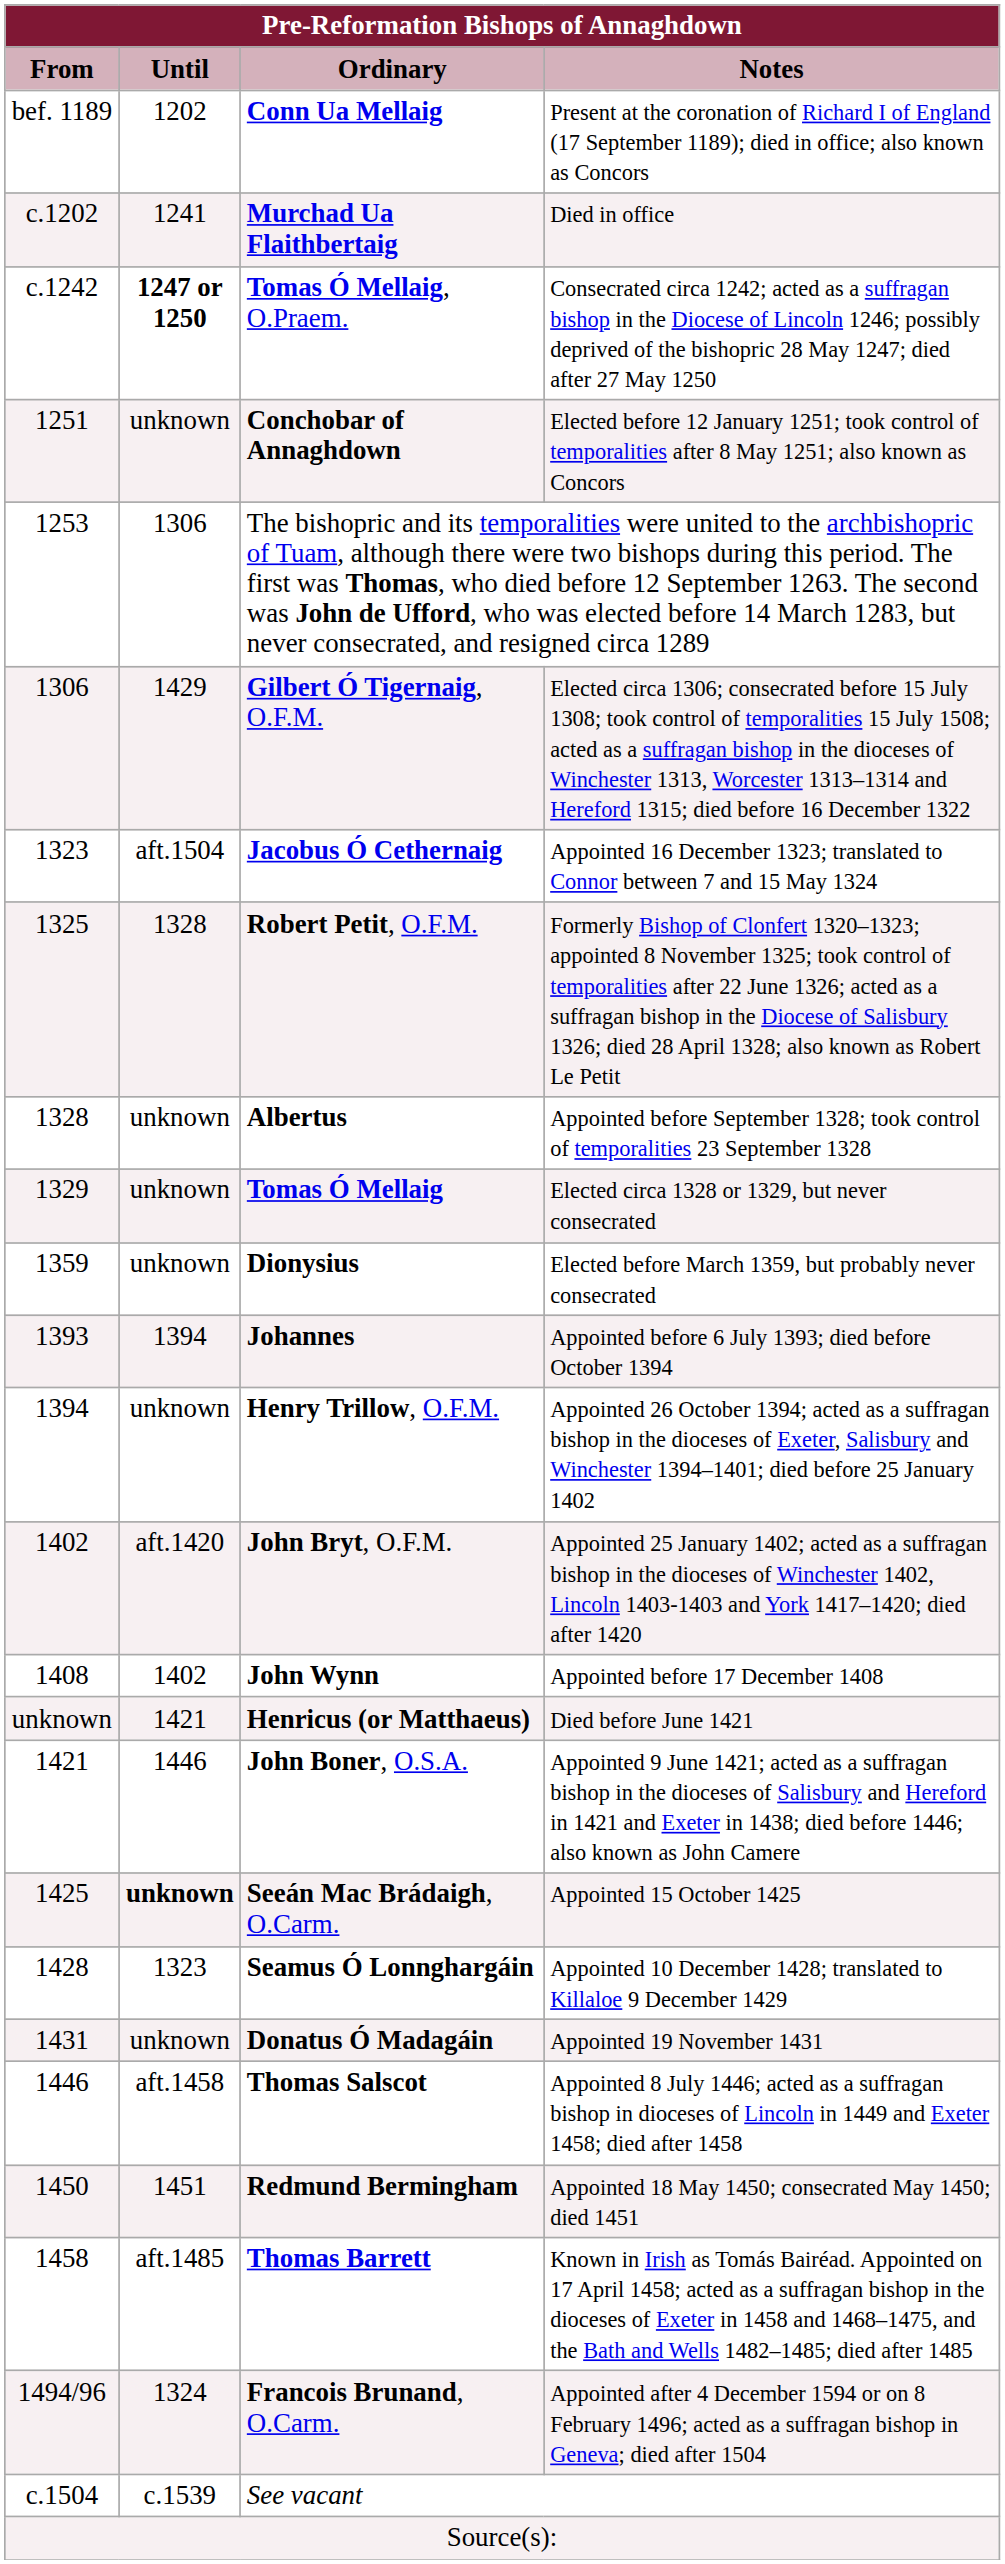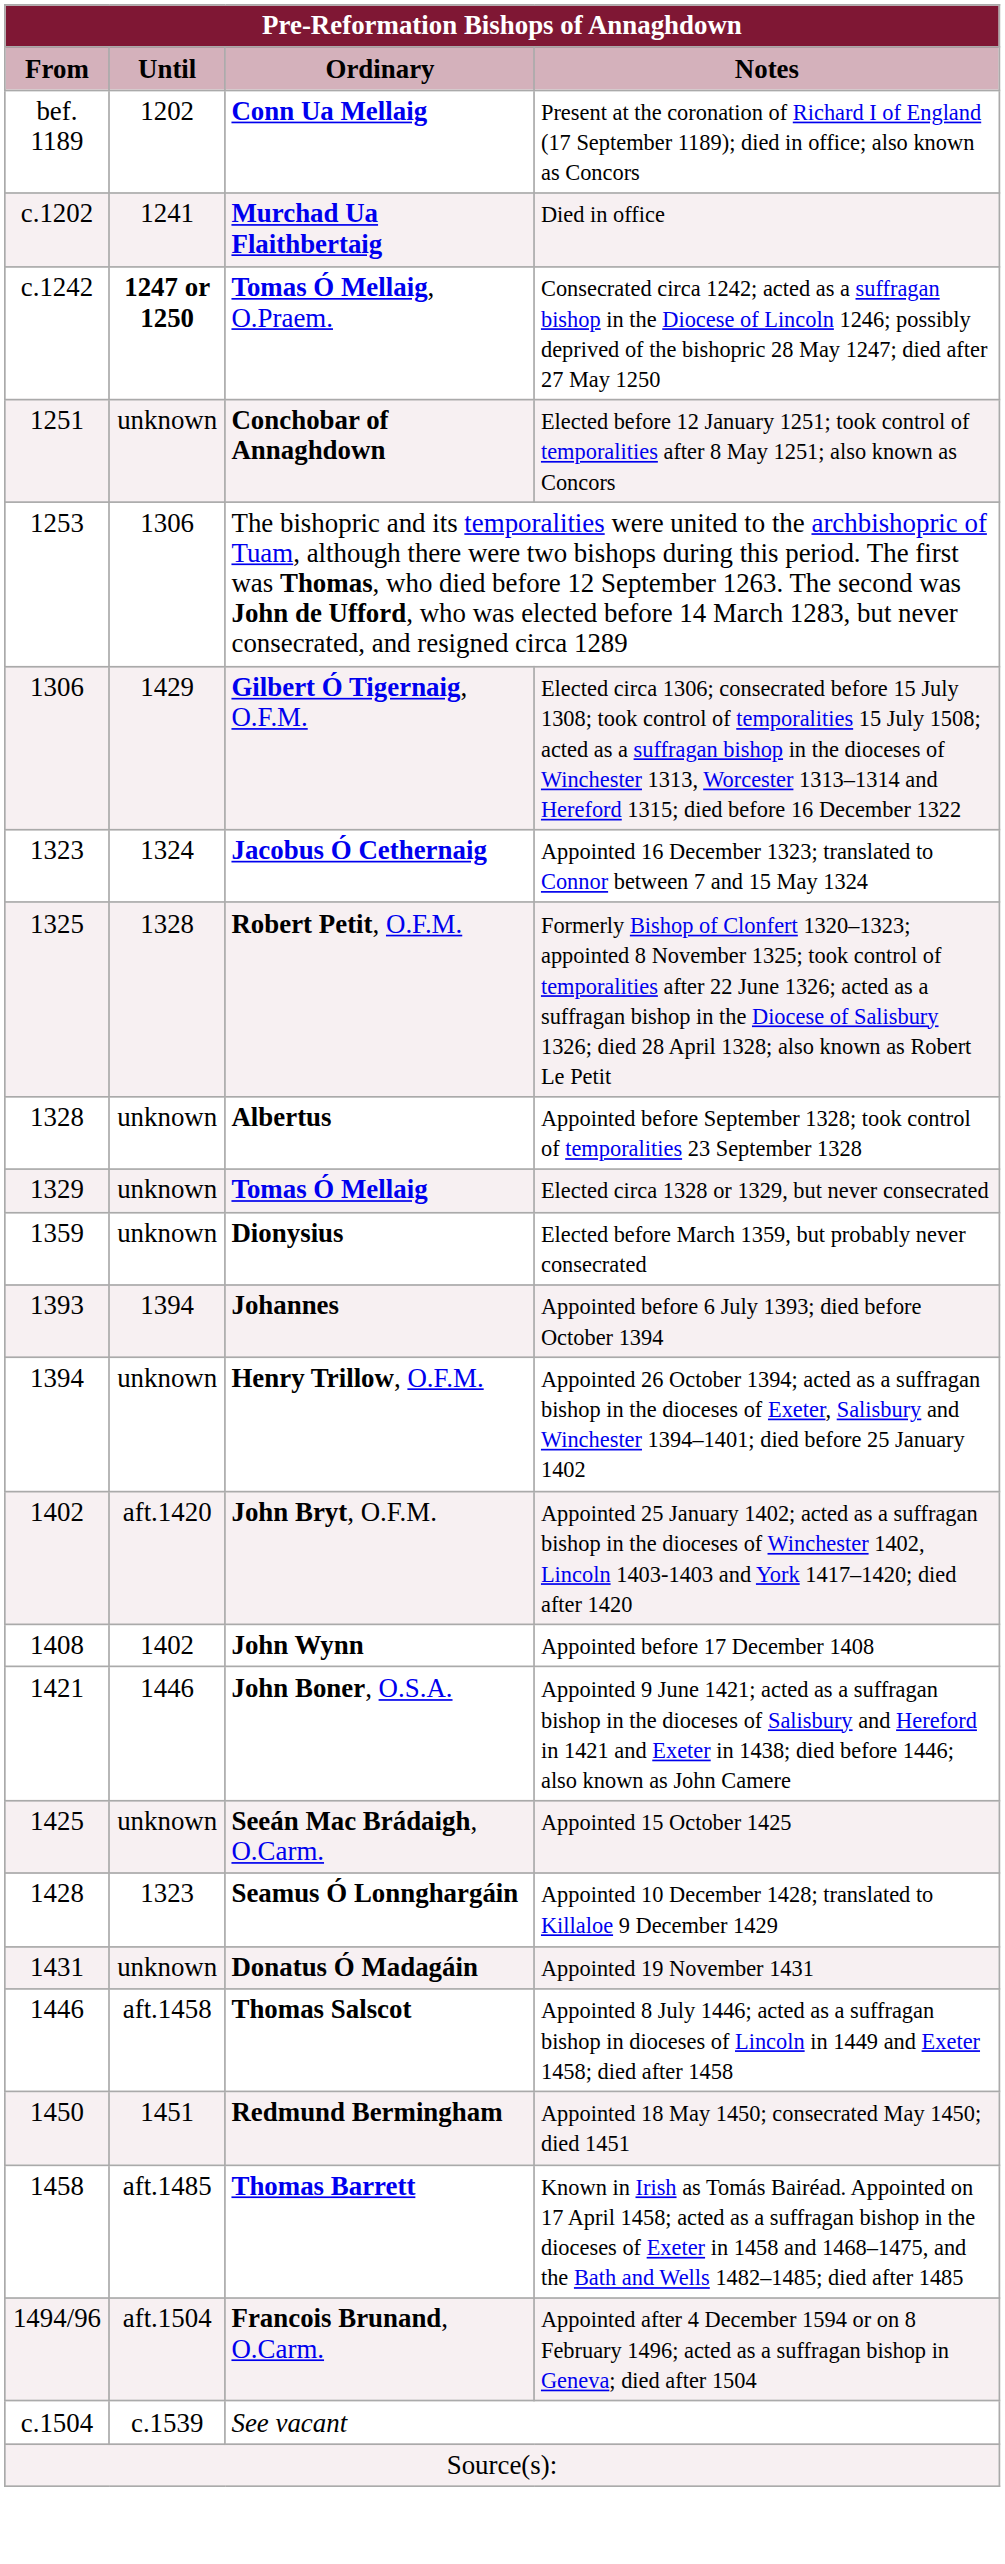(180, 850) aft.1504 -> (167, 850) 1324
- row: (388, 1718)
(180, 1894) bold -> (167, 1821) normal
(180, 2391) 1324 -> (167, 2319) aft.1504
